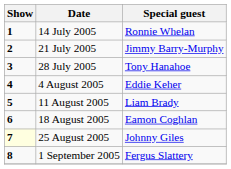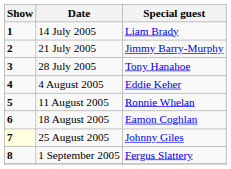(160, 31) Ronnie Whelan -> (152, 31) Liam Brady
(152, 102) Liam Brady -> (160, 102) Ronnie Whelan
